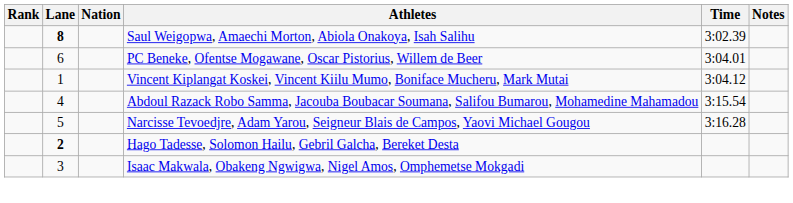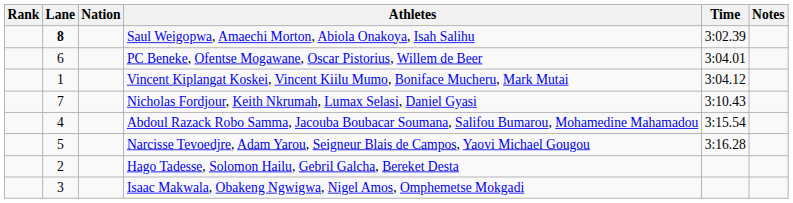+ row: (302, 101)
(60, 144) bold -> (60, 166) normal
